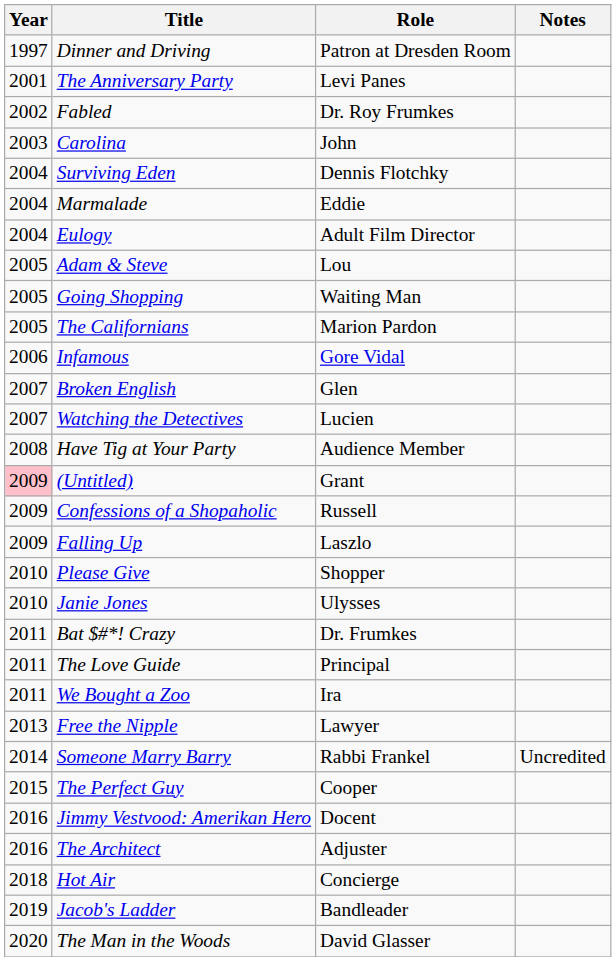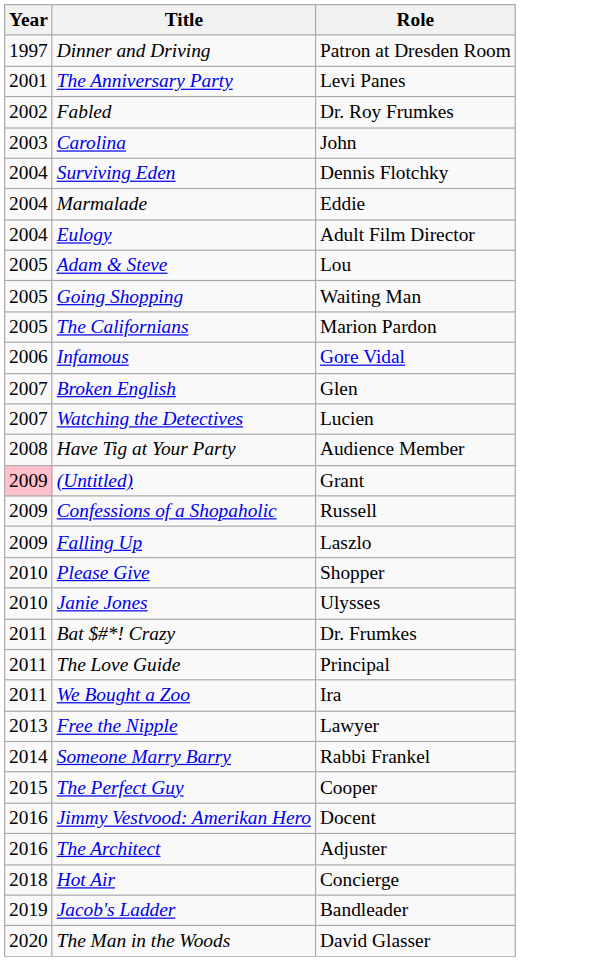- column: (563, 19)
